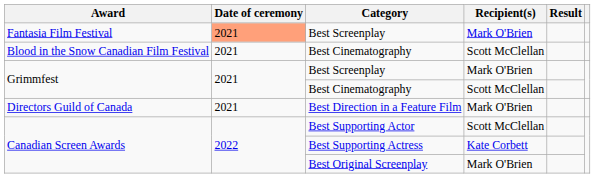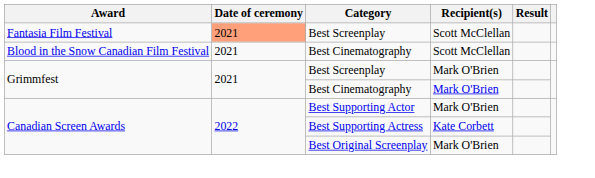(500, 32) Mark O'Brien -> (472, 32) Scott McClellan
(506, 88) Scott McClellan -> (466, 88) Mark O'Brien
- row: (70, 107)
(506, 126) Scott McClellan -> (466, 107) Mark O'Brien
